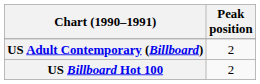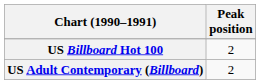rows swapped: (105, 69) <-> (105, 49)
